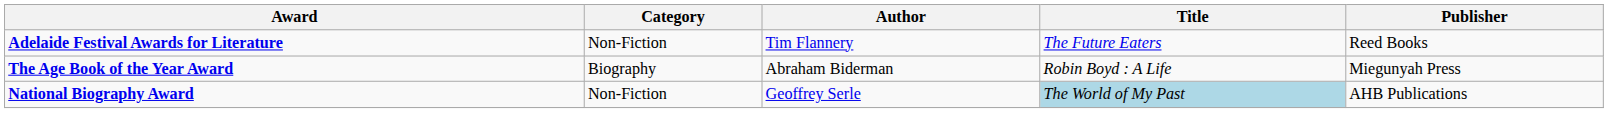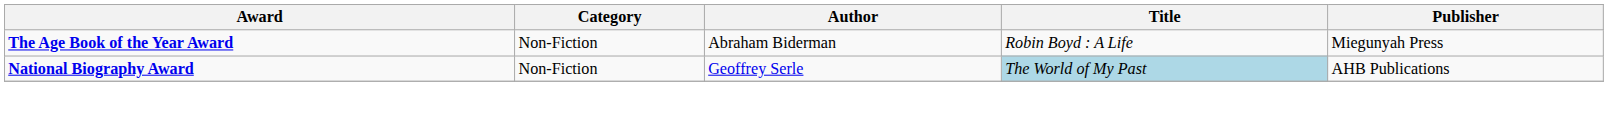- row: (146, 42)
(622, 68) Biography -> (558, 42) Non-Fiction
